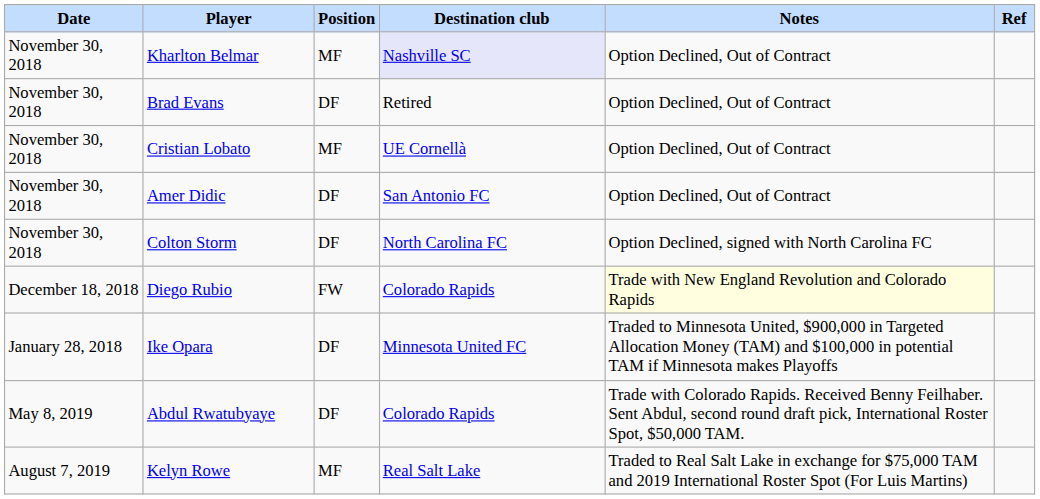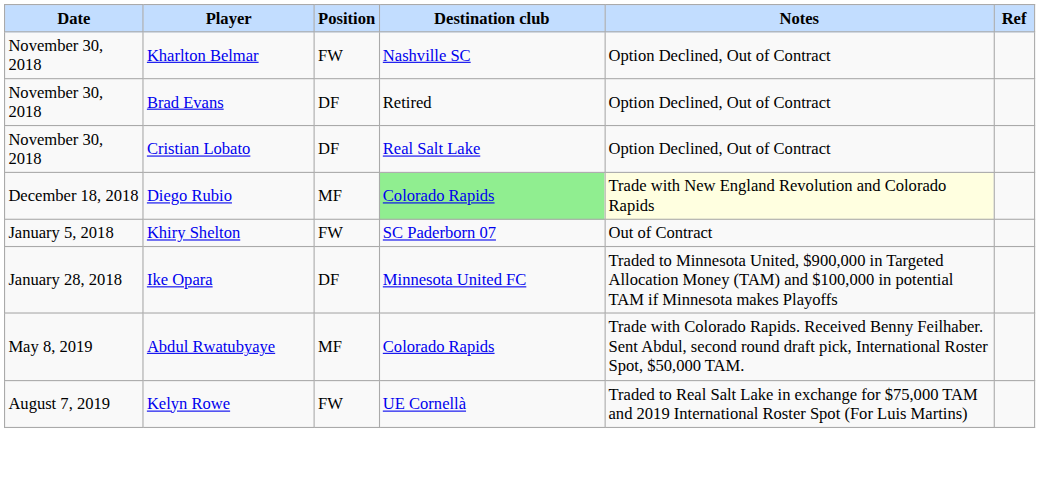(330, 55) MF -> (331, 55) FW
(427, 55) lavender background -> (427, 55) no background
(330, 149) MF -> (329, 149) DF
(424, 149) UE Cornellà -> (432, 149) Real Salt Lake
- row: (186, 196)
- row: (192, 243)
(331, 290) FW -> (330, 196) MF
(439, 290) no background -> (439, 196) lightgreen background
+ row: (194, 233)
(329, 413) DF -> (330, 346) MF
(330, 470) MF -> (331, 403) FW
(432, 470) Real Salt Lake -> (424, 403) UE Cornellà
